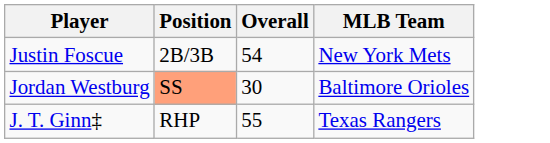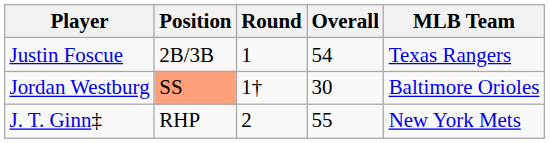+ column: (271, 21)
(384, 54) New York Mets -> (450, 54) Texas Rangers
(380, 120) Texas Rangers -> (455, 120) New York Mets
